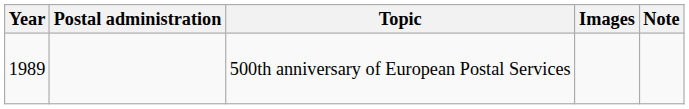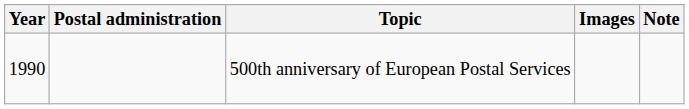(27, 68) 1989 -> (27, 68) 1990
